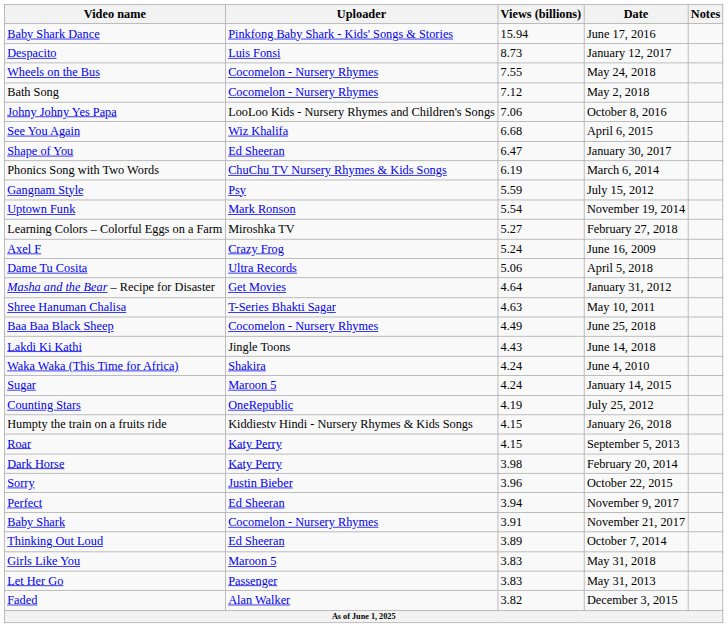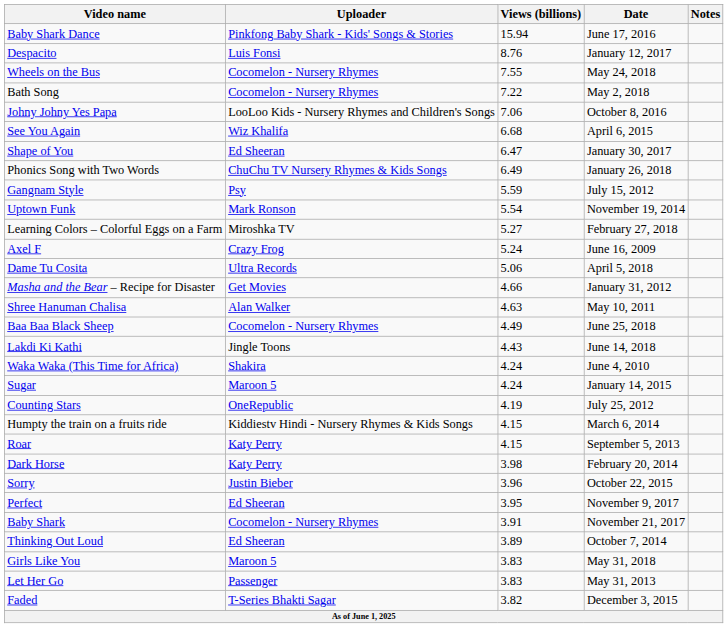(511, 53) 8.73 -> (511, 53) 8.76
(511, 92) 7.12 -> (511, 92) 7.22
(511, 170) 6.19 -> (511, 170) 6.49
(623, 170) March 6, 2014 -> (629, 170) January 26, 2018
(511, 287) 4.64 -> (511, 287) 4.66
(282, 307) T-Series Bhakti Sagar -> (259, 307) Alan Walker
(629, 424) January 26, 2018 -> (623, 424) March 6, 2014
(511, 502) 3.94 -> (511, 502) 3.95
(259, 600) Alan Walker -> (282, 600) T-Series Bhakti Sagar
